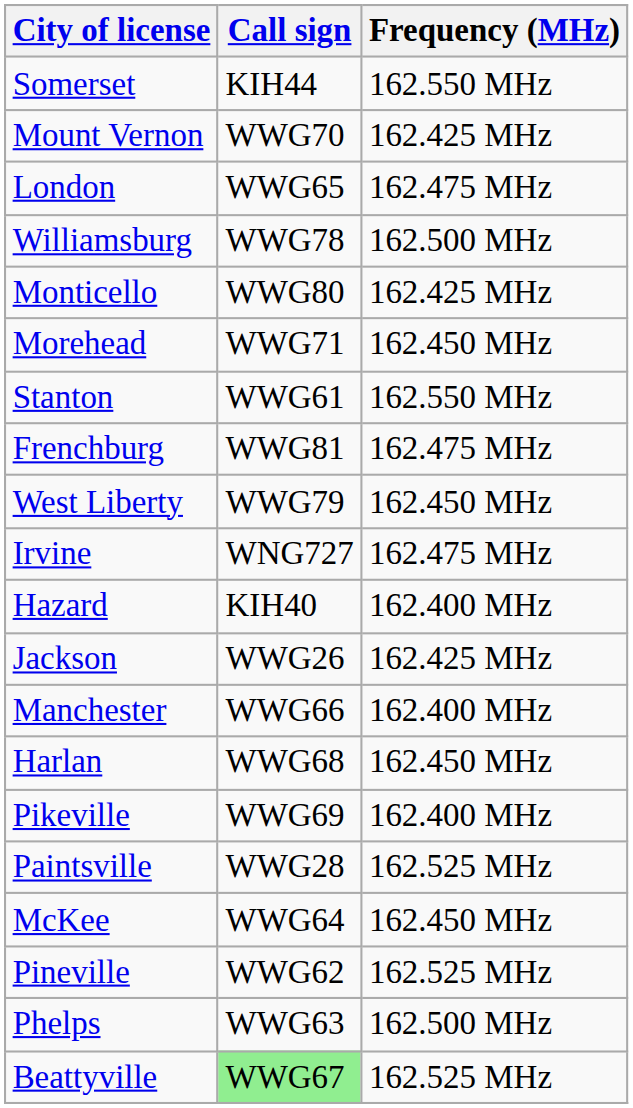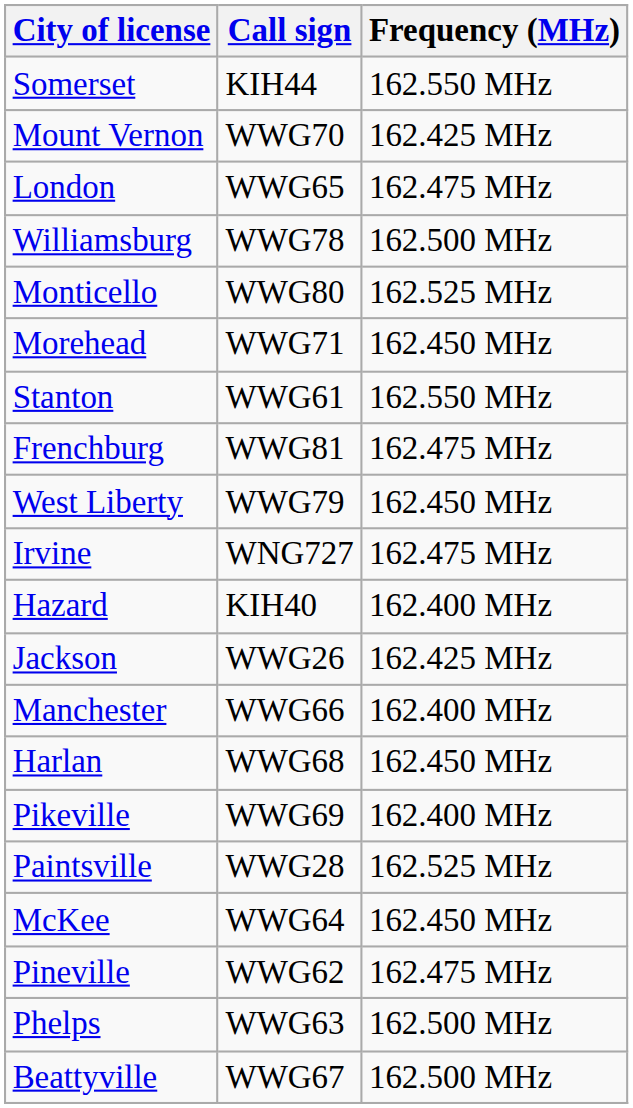(460, 291) 162.425 MHz -> (460, 291) 162.525 MHz
(460, 971) 162.525 MHz -> (460, 971) 162.475 MHz
(285, 1076) lightgreen background -> (285, 1076) no background
(460, 1076) 162.525 MHz -> (460, 1076) 162.500 MHz
